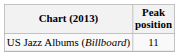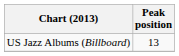(154, 42) 11 -> (154, 42) 13
